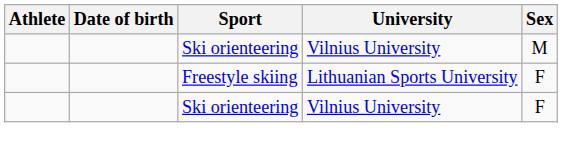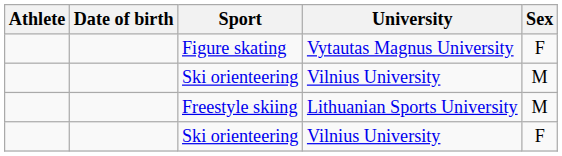+ row: (234, 48)
(540, 77) F -> (540, 106) M
